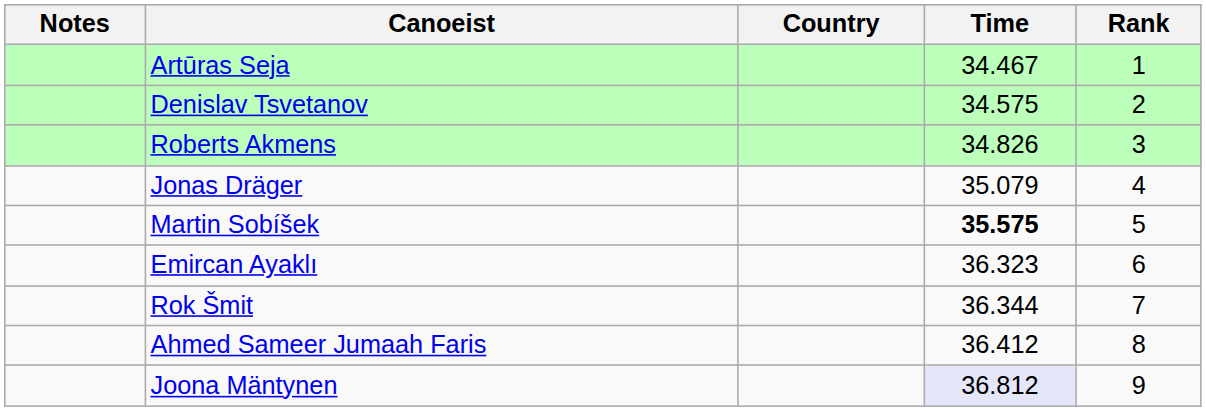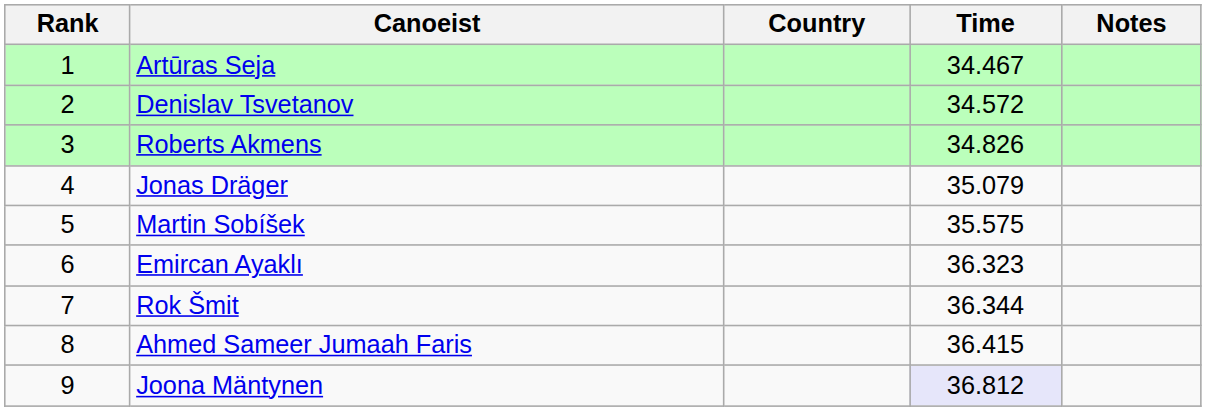columns swapped: (1139, 24) <-> (75, 24)
(1000, 104) 34.575 -> (986, 104) 34.572
(1000, 225) bold -> (986, 225) normal
(1000, 345) 36.412 -> (986, 345) 36.415
